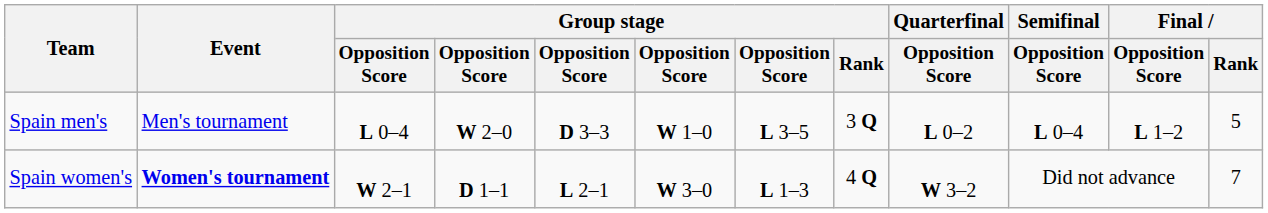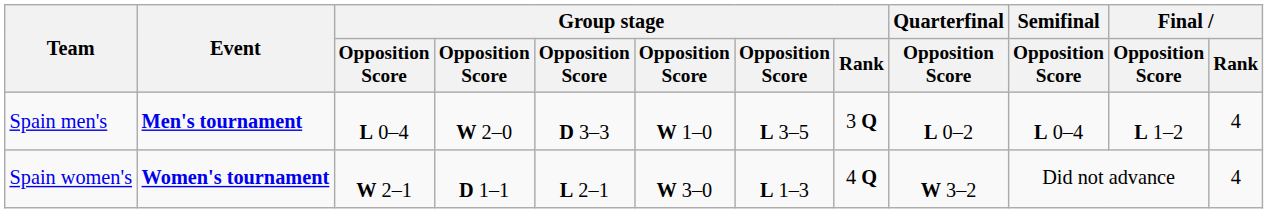(215, 121) normal -> (222, 121) bold
(1236, 121) 5 -> (1236, 121) 4
(1236, 178) 7 -> (1236, 178) 4
